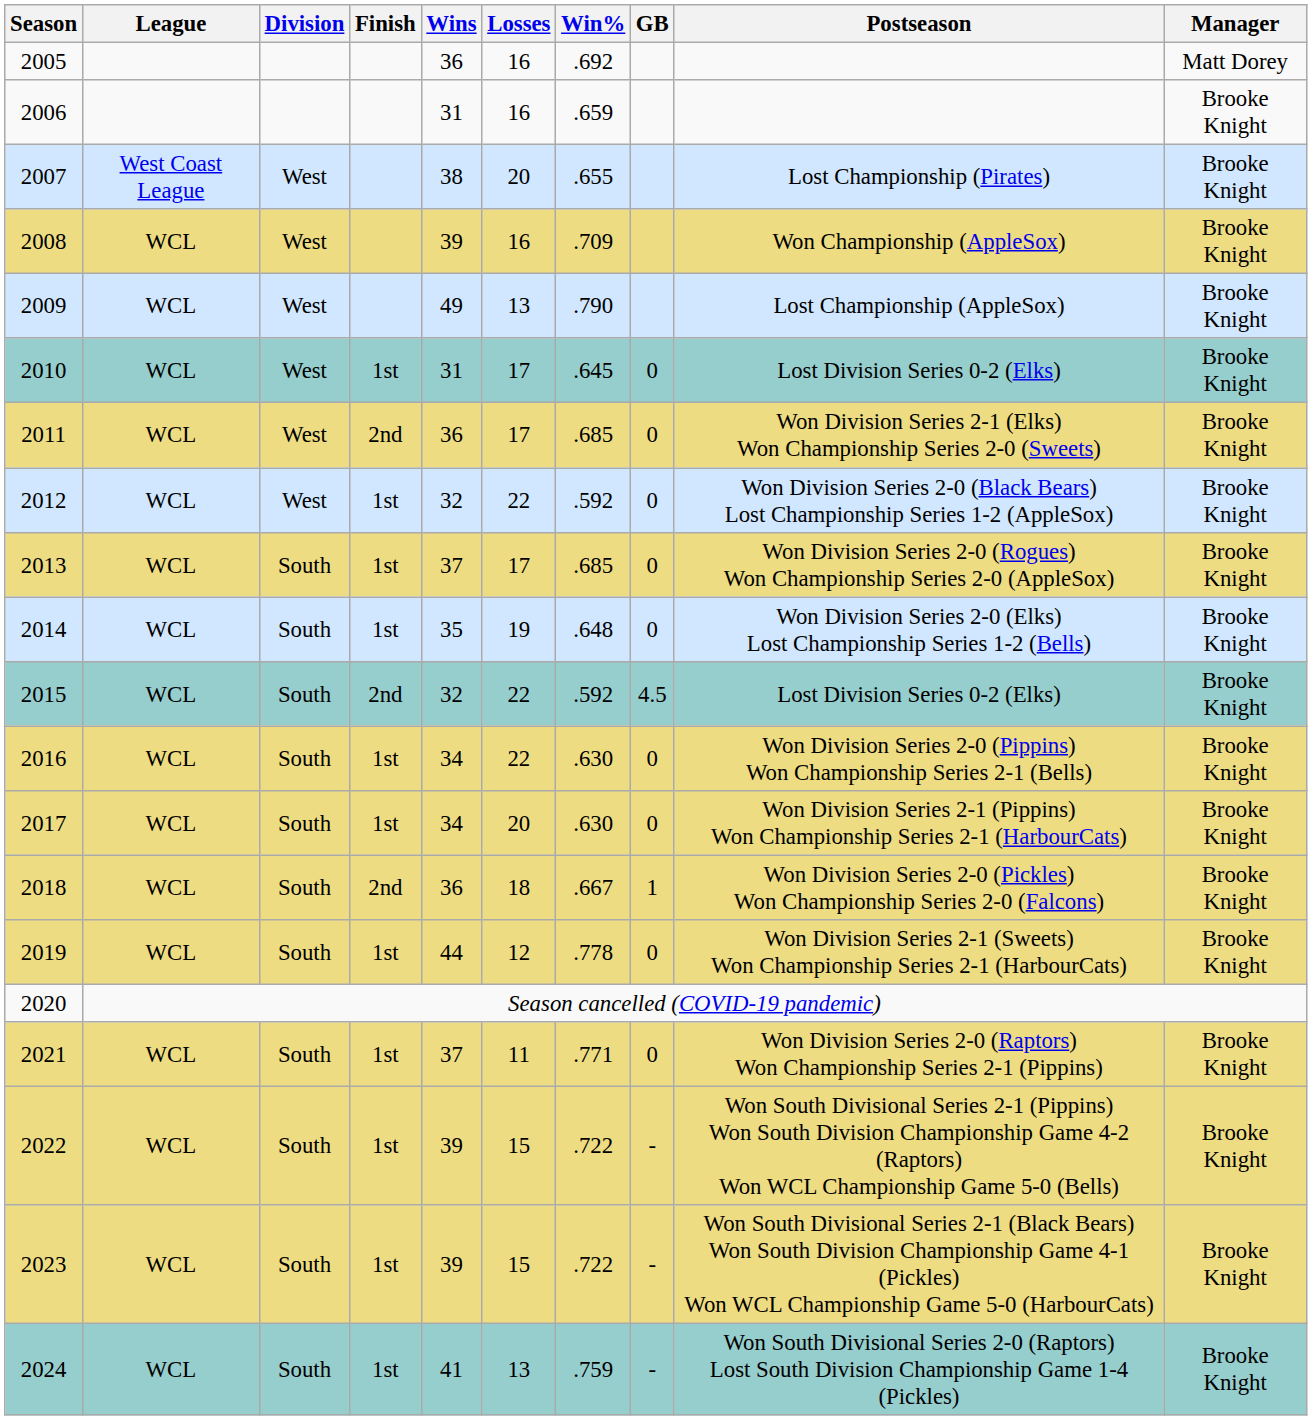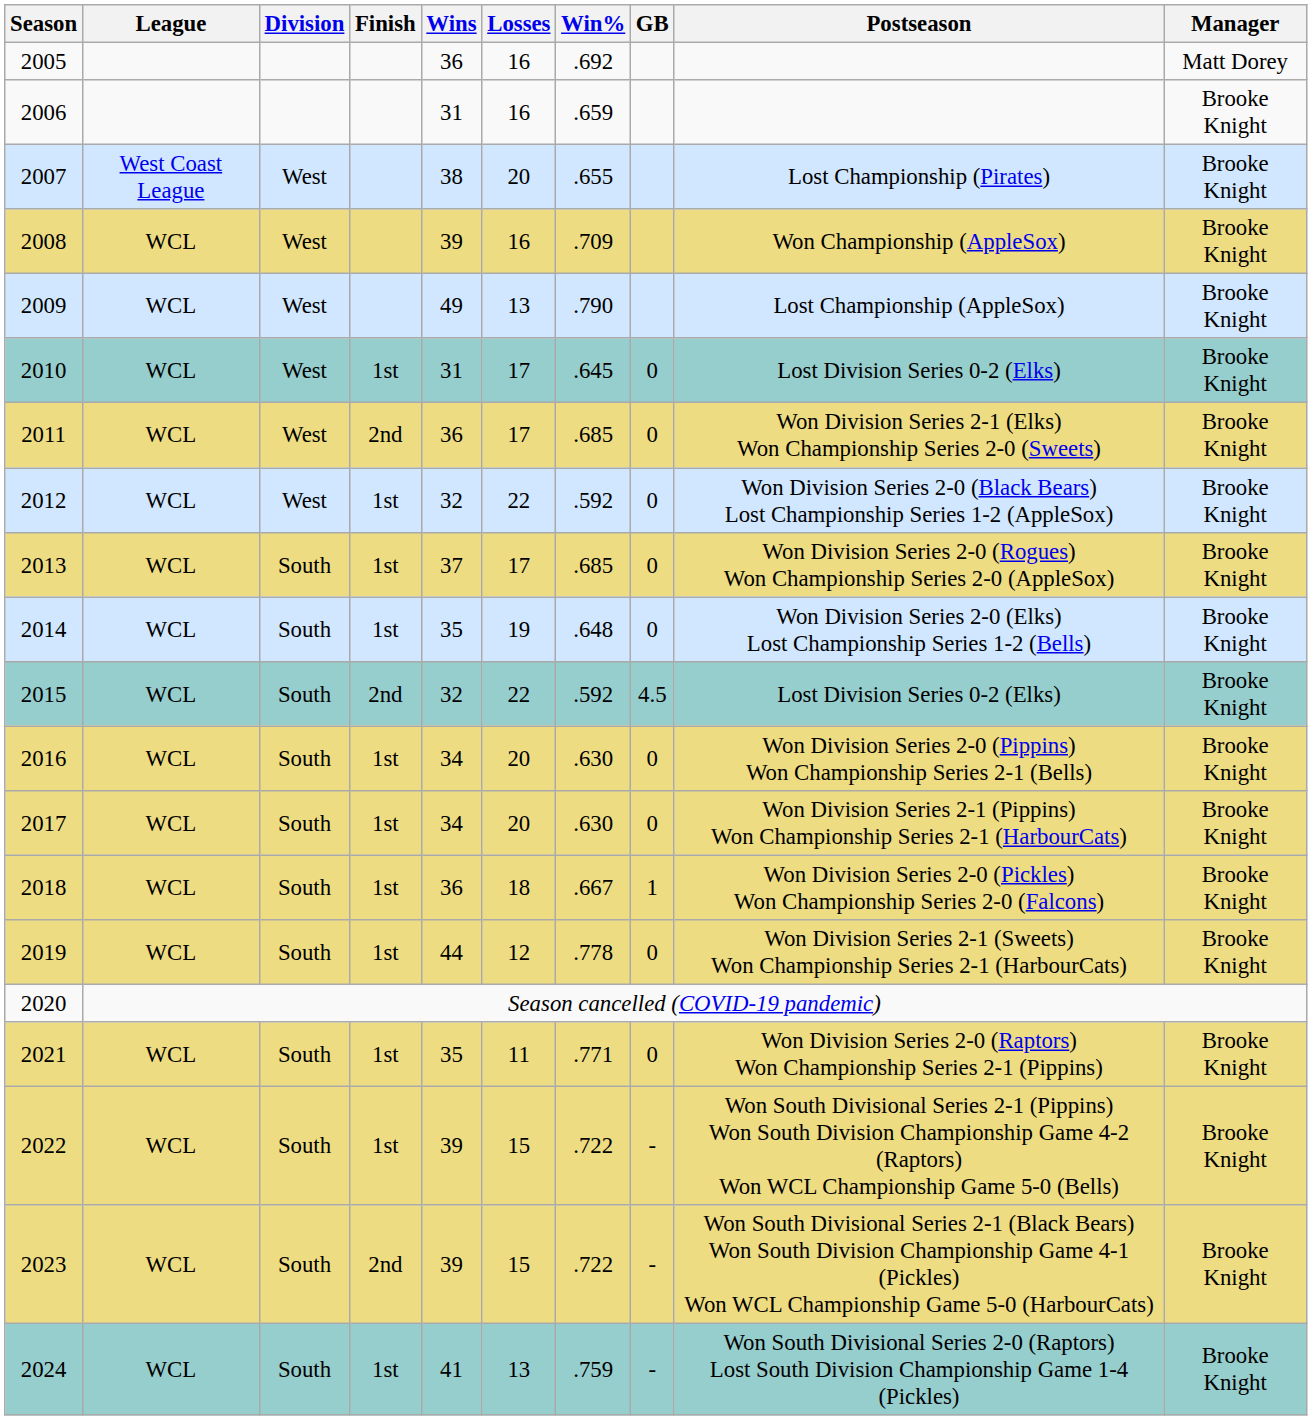(519, 758) 22 -> (519, 758) 20
(385, 887) 2nd -> (385, 887) 1st
(451, 1054) 37 -> (451, 1054) 35
(385, 1264) 1st -> (385, 1264) 2nd
